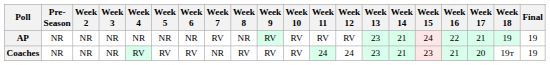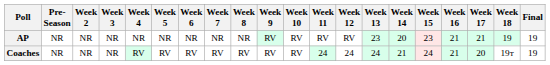(218, 38) RV -> (218, 38) NR
(402, 38) 21 -> (402, 38) 20
(428, 38) 24 -> (428, 38) 23
(454, 38) 22 -> (454, 38) 21
(218, 53) NR -> (218, 53) RV
(376, 53) 23 -> (376, 53) 24
(428, 53) 23 -> (428, 53) 24
